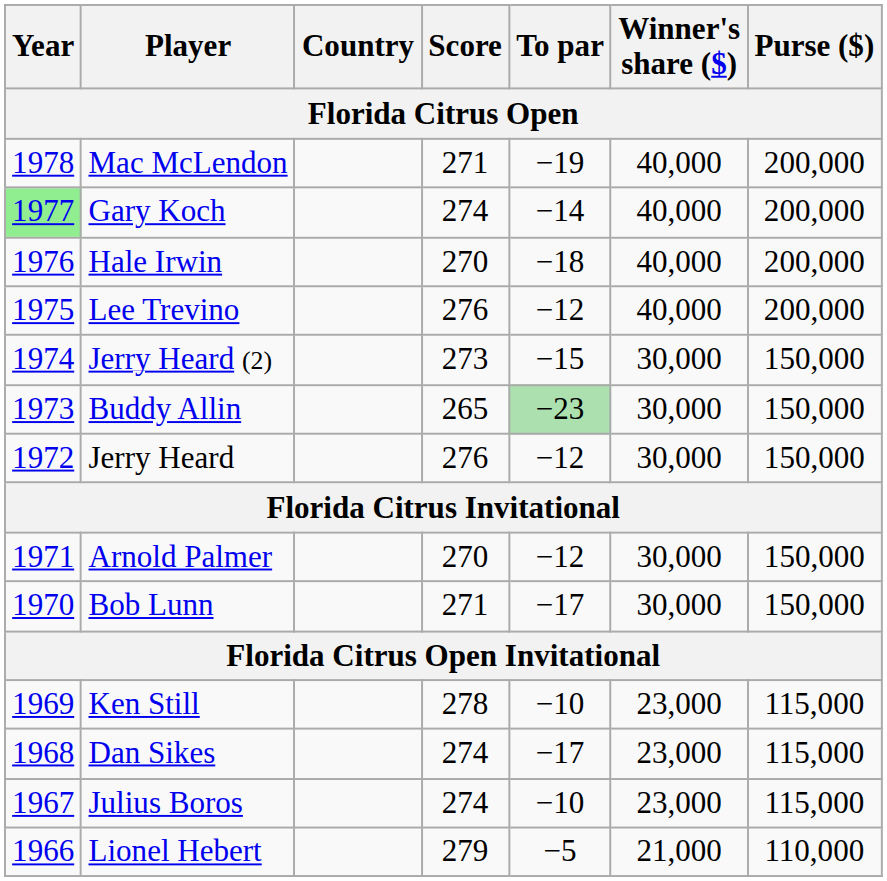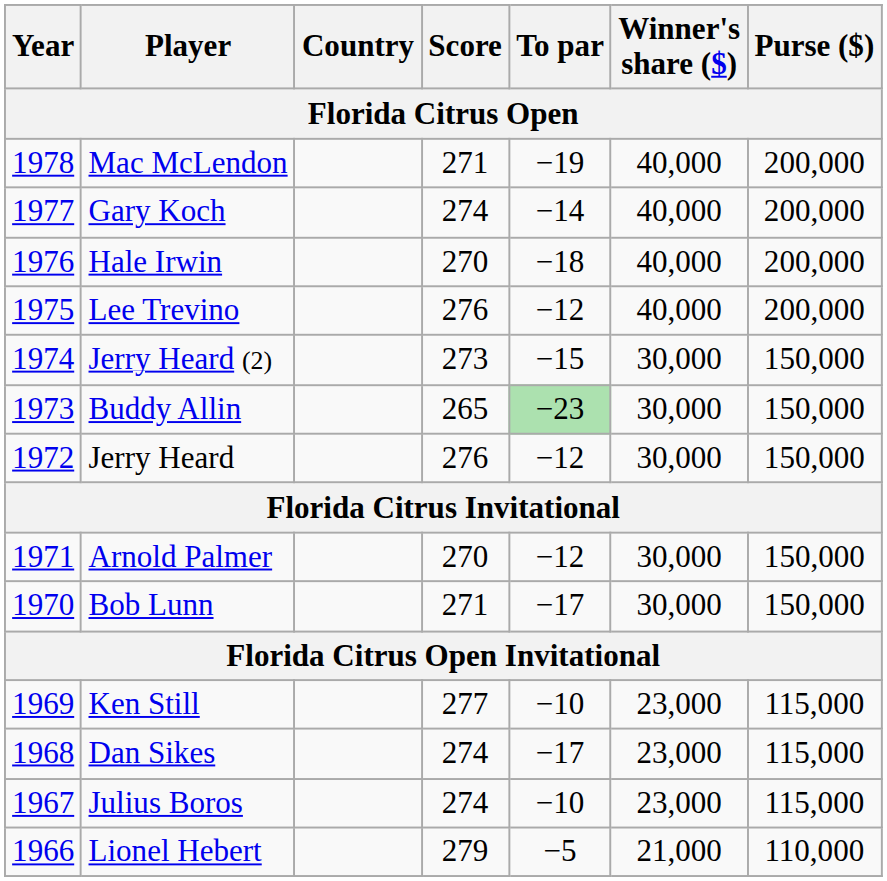(43, 211) lightgreen background -> (43, 211) no background
(465, 703) 278 -> (465, 703) 277
